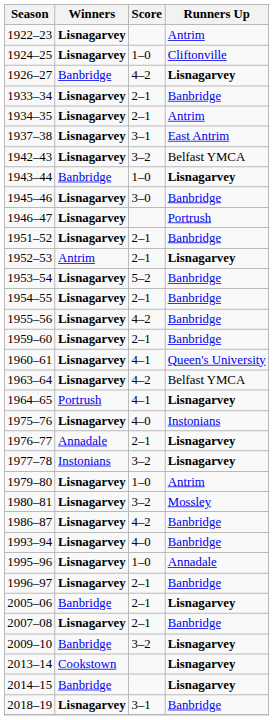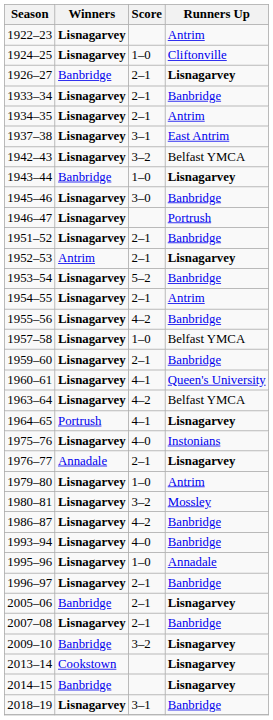(141, 75) 4–2 -> (141, 75) 2–1
(194, 298) Banbridge -> (186, 298) Antrim
+ row: (30, 339)
- row: (30, 461)
